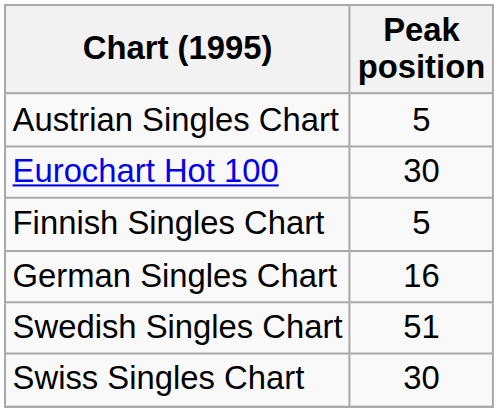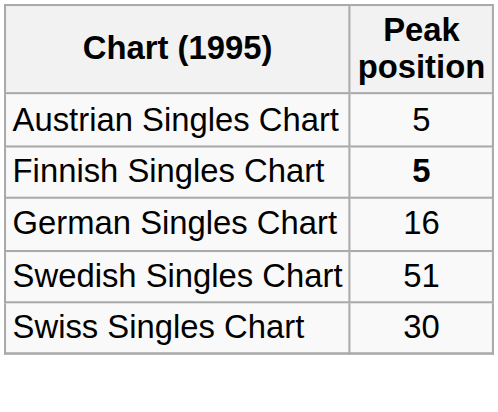- row: (146, 171)
(421, 223) normal -> (421, 171) bold
